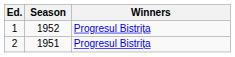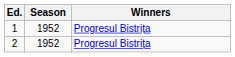(48, 45) 1951 -> (48, 45) 1952
